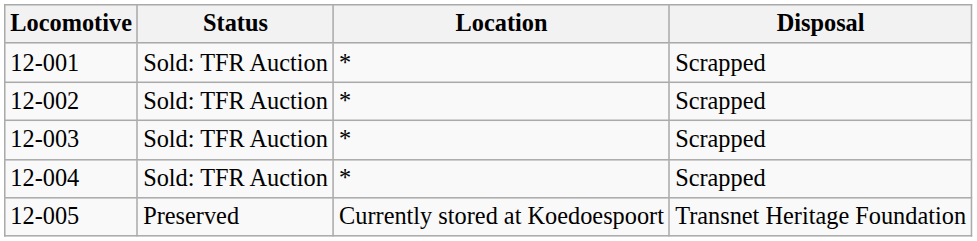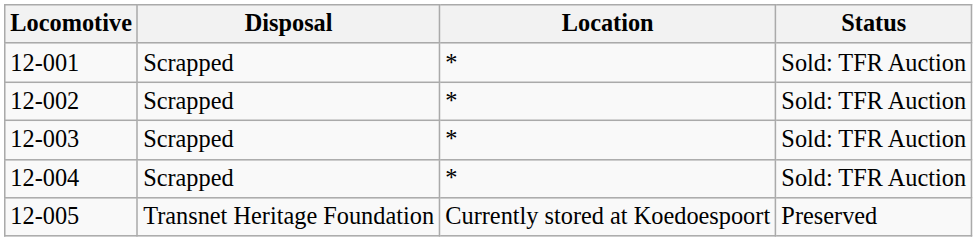columns swapped: (235, 23) <-> (821, 23)
